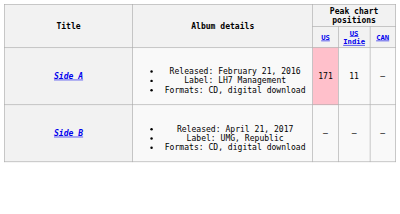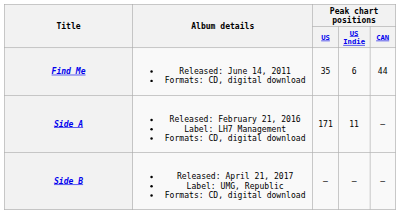+ row: (69, 72)
(326, 76) pink background -> (326, 124) no background
